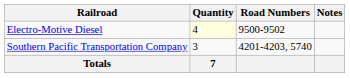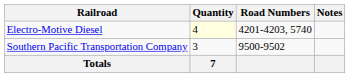(262, 30) 9500-9502 -> (275, 30) 4201-4203, 5740
(275, 47) 4201-4203, 5740 -> (262, 47) 9500-9502
